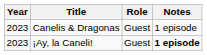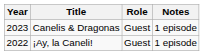(17, 43) 2023 -> (17, 43) 2022
(177, 43) bold -> (176, 43) normal
